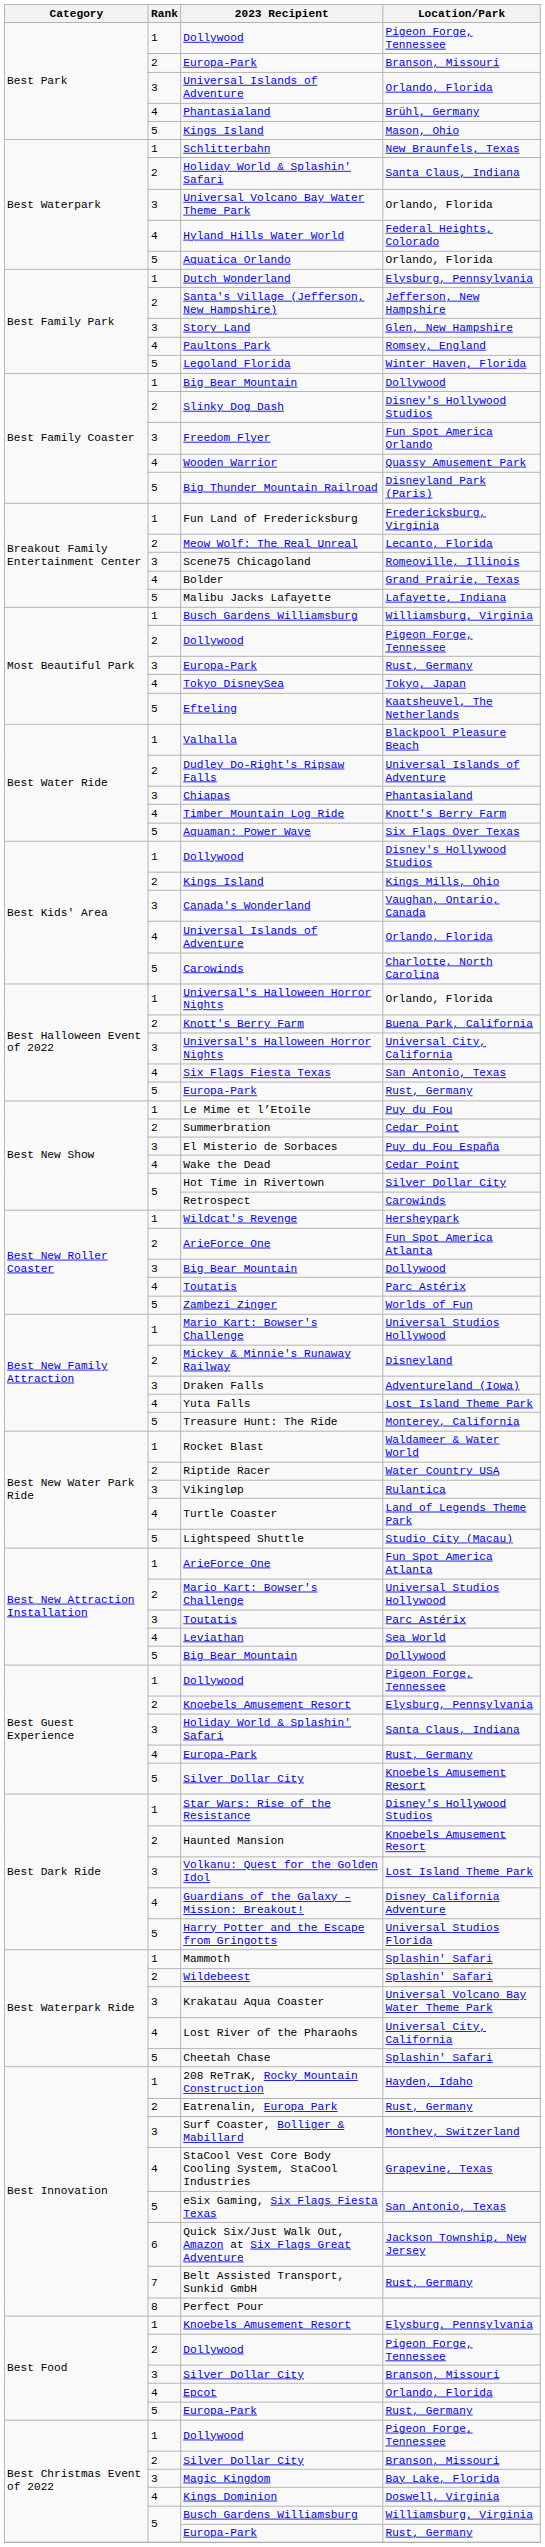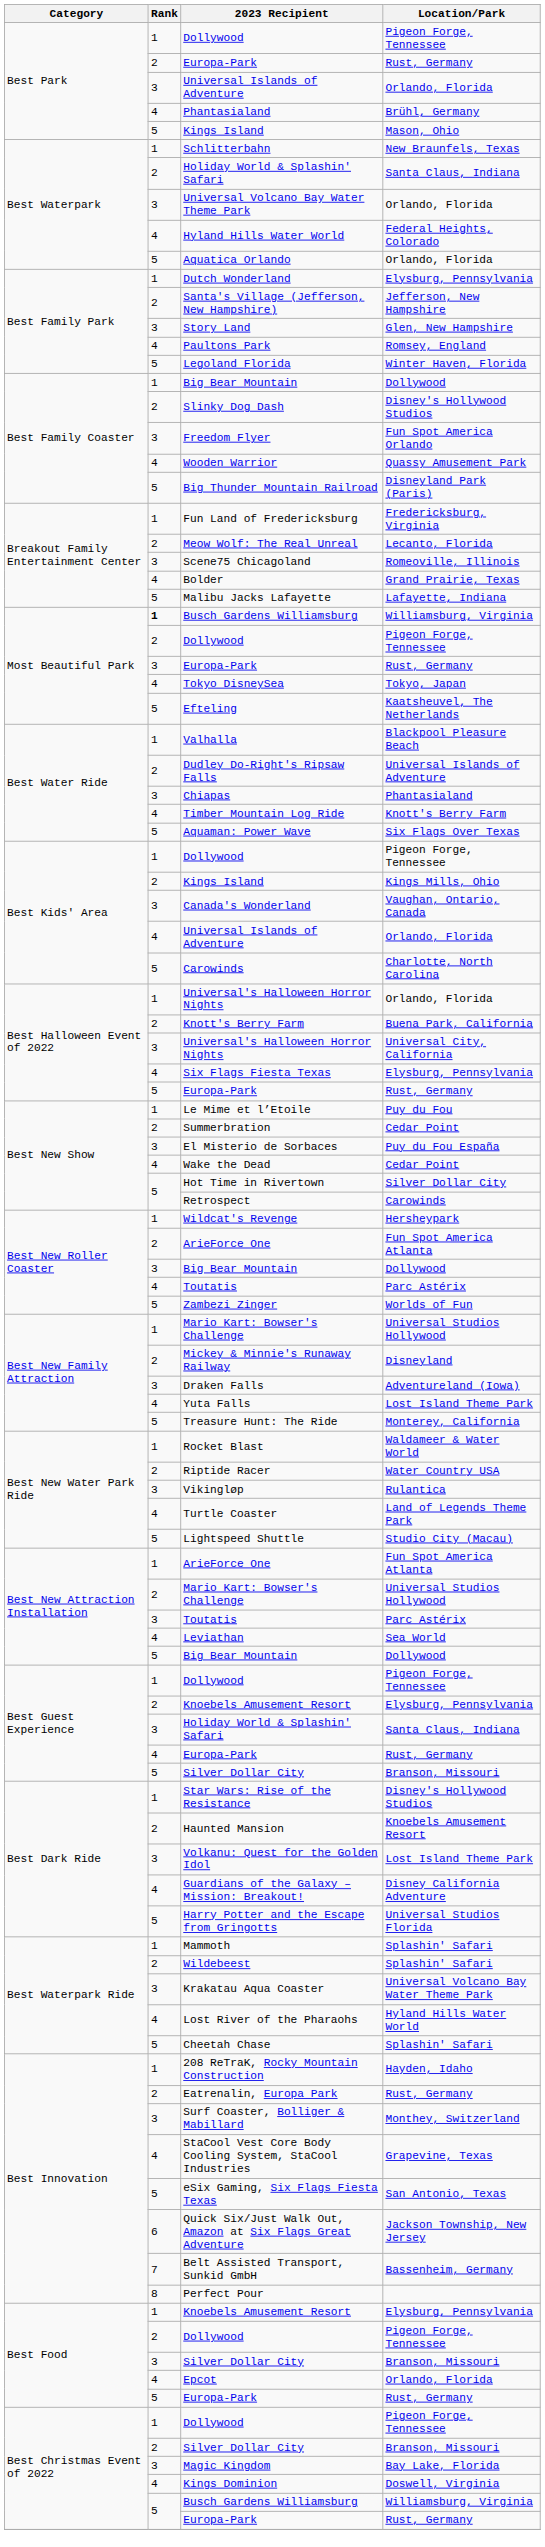(442, 63) Branson, Missouri -> (429, 63) Rust, Germany
(154, 616) normal -> (154, 616) bold
(446, 857) Disney's Hollywood Studios -> (429, 857) Pigeon Forge, Tennessee
(446, 1073) San Antonio, Texas -> (459, 1073) Elysburg, Pennsylvania
(446, 1779) Knoebels Amusement Resort -> (442, 1772) Branson, Missouri
(436, 2033) Universal City, California -> (446, 2020) Hyland Hills Water World
(429, 2282) Rust, Germany -> (449, 2269) Bassenheim, Germany
